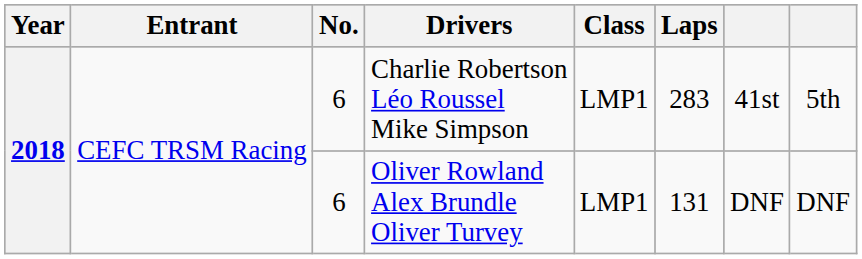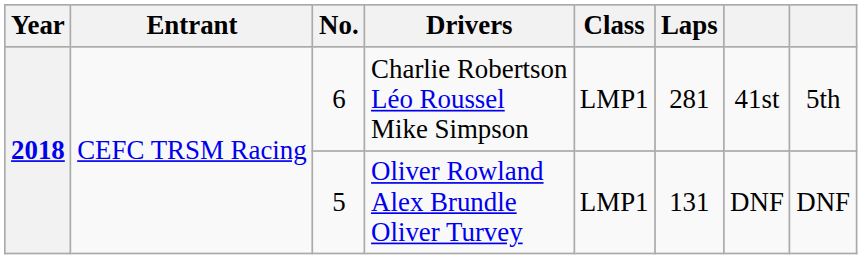(689, 98) 283 -> (689, 98) 281
(339, 201) 6 -> (339, 201) 5
